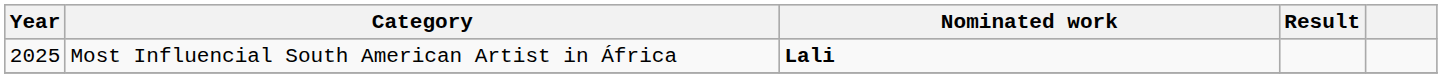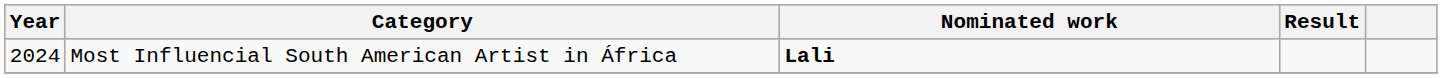(35, 56) 2025 -> (35, 56) 2024
